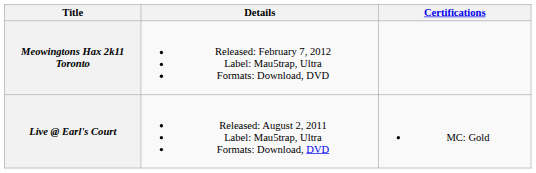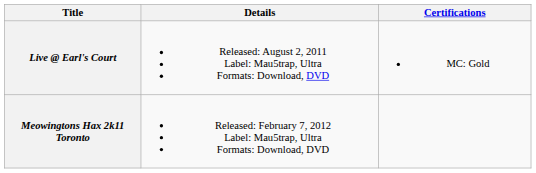rows swapped: (73, 131) <-> (73, 58)
